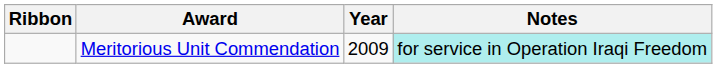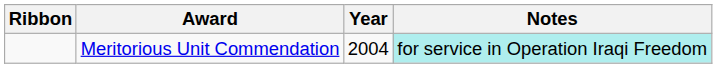(368, 48) 2009 -> (368, 48) 2004
